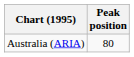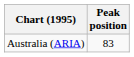(108, 43) 80 -> (108, 43) 83
